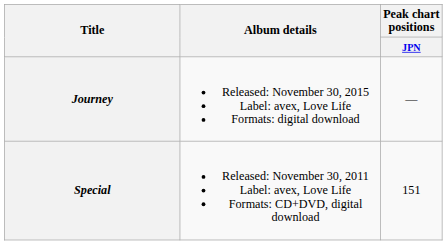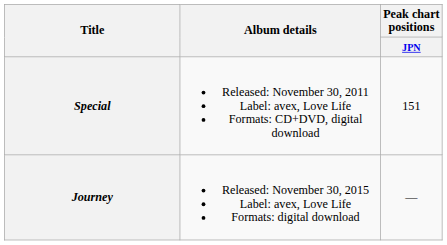rows swapped: (92, 190) <-> (92, 99)
